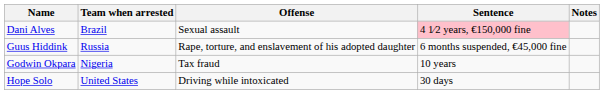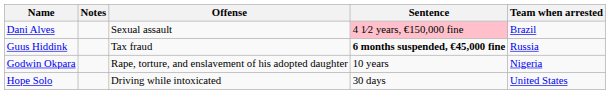columns swapped: (127, 13) <-> (584, 13)
(297, 47) Rape, torture, and enslavement of his adopted daughter -> (132, 47) Tax fraud
(493, 47) normal -> (429, 47) bold
(199, 64) Tax fraud -> (229, 64) Rape, torture, and enslavement of his adopted daughter
